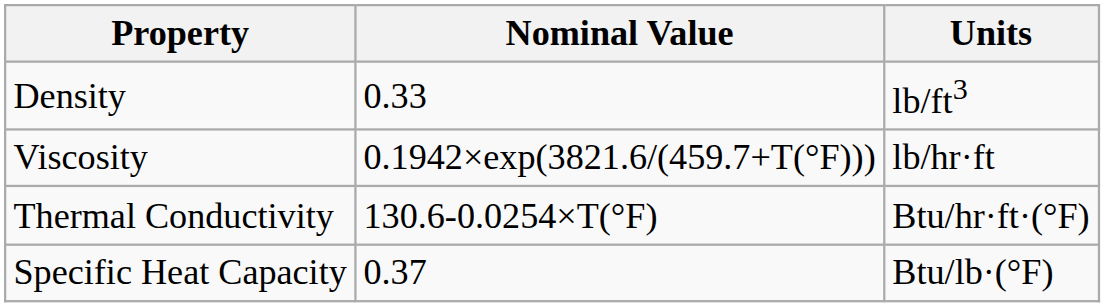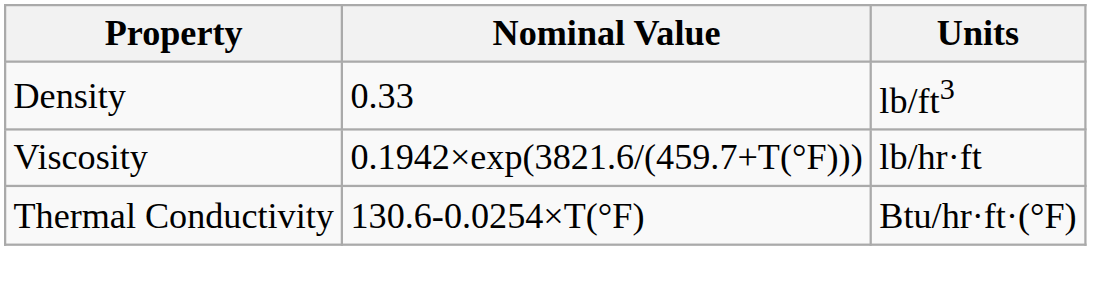- row: (180, 272)
